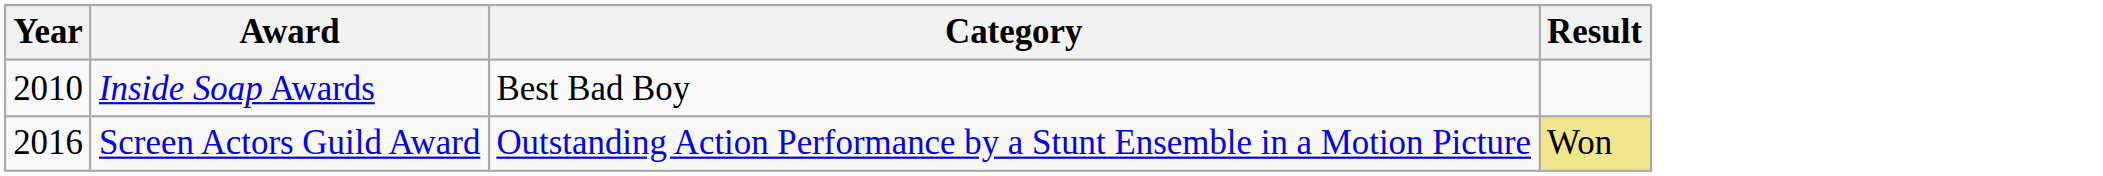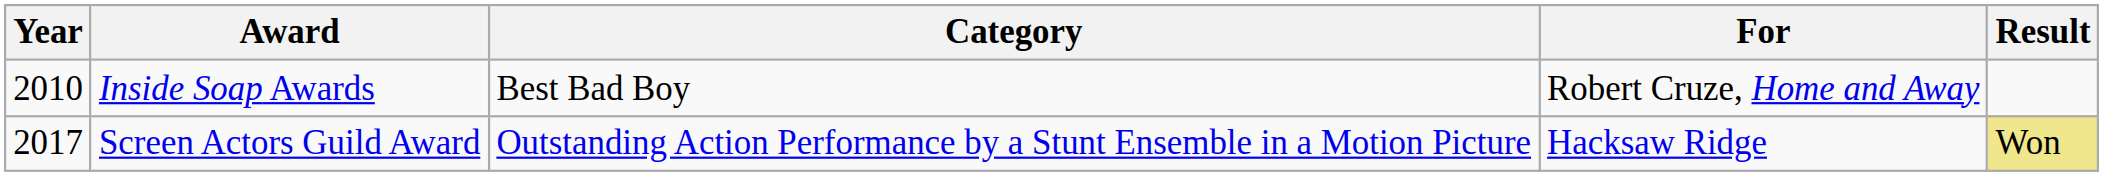+ column: (1763, 32)
(48, 142) 2016 -> (48, 142) 2017
